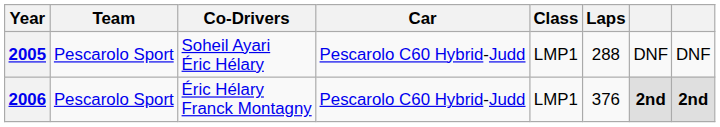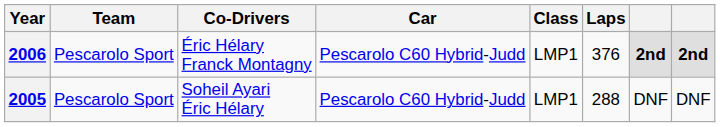rows swapped: (27, 54) <-> (27, 100)
